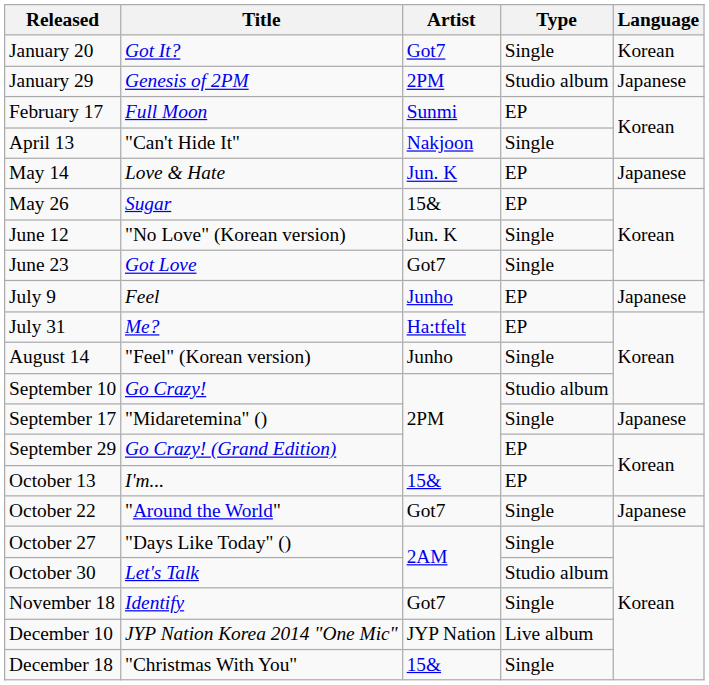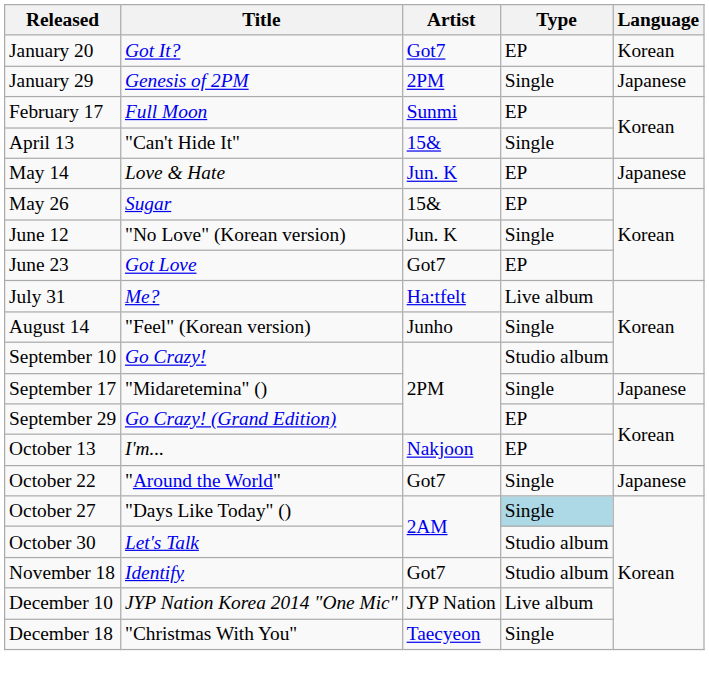(529, 50) Single -> (516, 50) EP
(557, 81) Studio album -> (529, 81) Single
(440, 142) Nakjoon -> (424, 142) 15&
(529, 265) Single -> (516, 265) EP
- row: (32, 296)
(516, 326) EP -> (549, 296) Live album
(424, 480) 15& -> (440, 449) Nakjoon
(529, 541) no background -> (529, 511) lightblue background
(529, 603) Single -> (557, 572) Studio album
(424, 664) 15& -> (444, 633) Taecyeon
